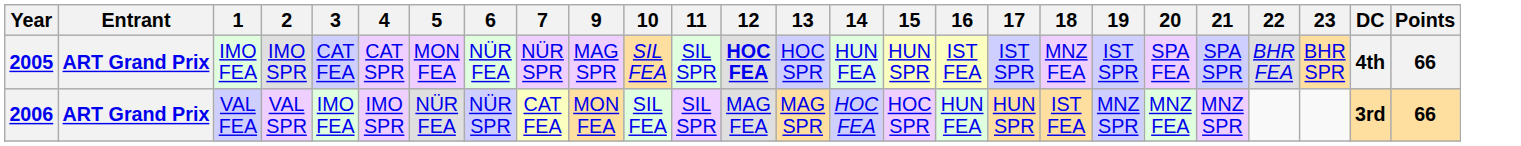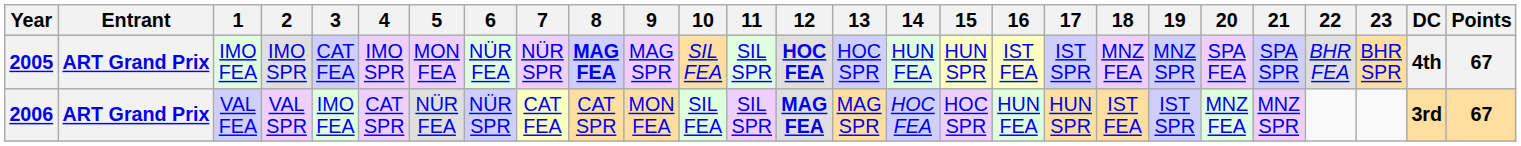+ column: (596, 20)
(384, 62) CAT SPR -> (384, 62) IMO SPR
(1118, 62) IST SPR -> (1175, 62) MNZ SPR
(1425, 62) 66 -> (1482, 62) 67
(384, 115) IMO SPR -> (384, 115) CAT SPR
(748, 115) normal -> (804, 115) bold
(1118, 115) MNZ SPR -> (1175, 115) IST SPR
(1425, 115) 66 -> (1482, 115) 67
